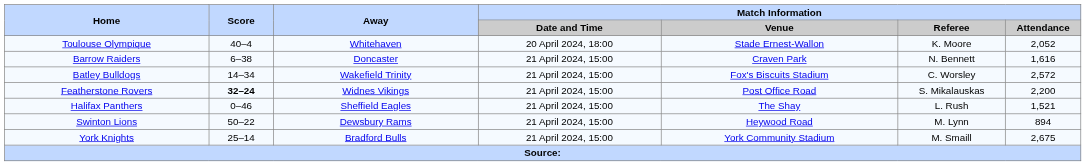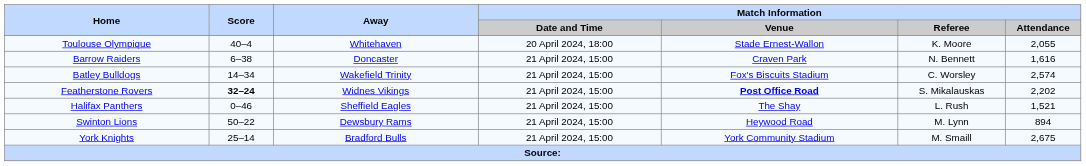(1043, 43) 2,052 -> (1043, 43) 2,055
(1043, 75) 2,572 -> (1043, 75) 2,574
(779, 90) normal -> (779, 90) bold
(1043, 90) 2,200 -> (1043, 90) 2,202
